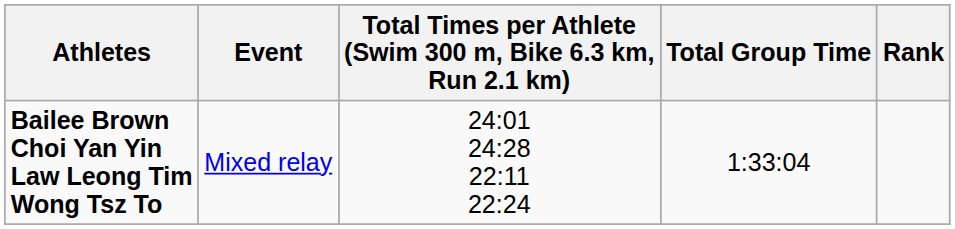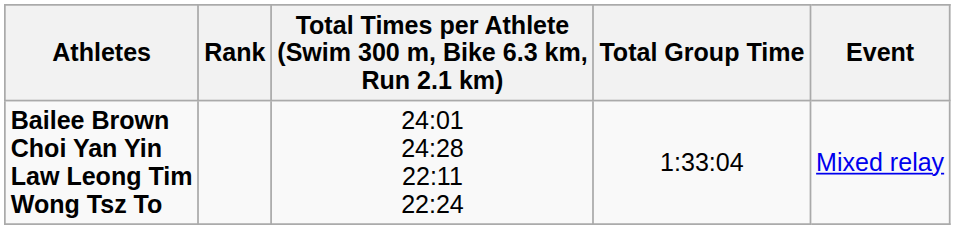columns swapped: (268, 53) <-> (914, 53)
